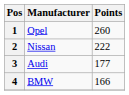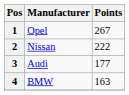(102, 30) 260 -> (102, 30) 267
(102, 81) 166 -> (102, 81) 163
